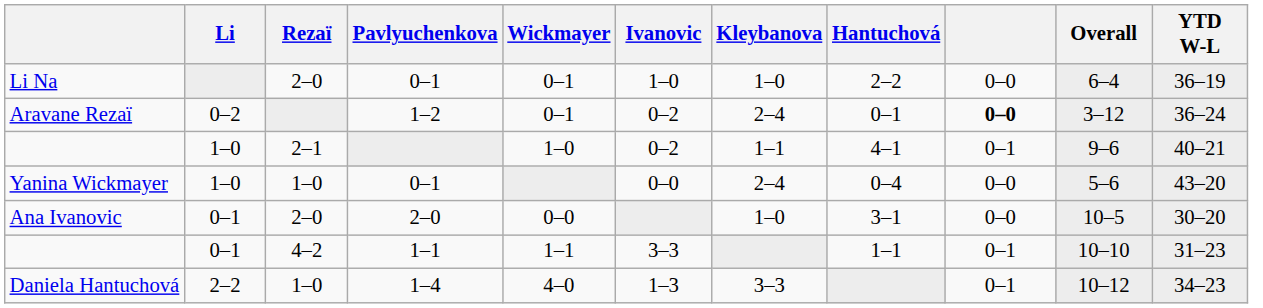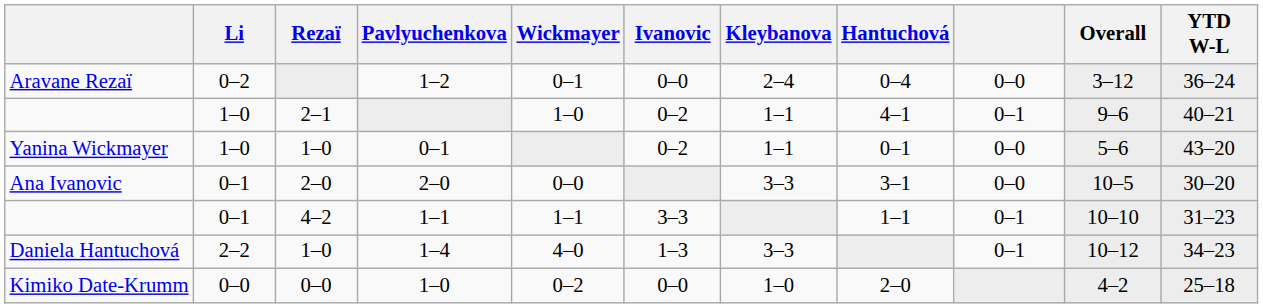- row: (33, 80)
(663, 114) 0–2 -> (673, 80) 0–0
(886, 114) 0–1 -> (895, 80) 0–4
(1000, 114) bold -> (1010, 80) normal
(663, 183) 0–0 -> (673, 149) 0–2
(769, 183) 2–4 -> (779, 149) 1–1
(886, 183) 0–4 -> (895, 149) 0–1
(769, 217) 1–0 -> (779, 183) 3–3
+ row: (99, 285)
